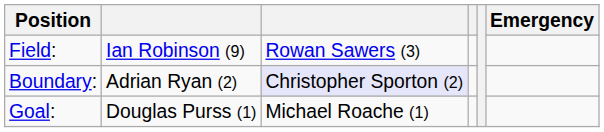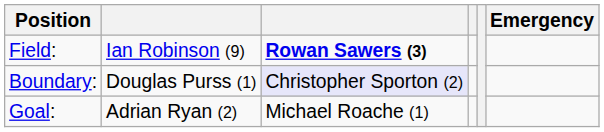(343, 51) normal -> (346, 51) bold
(172, 81) Adrian Ryan (2) -> (181, 81) Douglas Purss (1)
(181, 112) Douglas Purss (1) -> (172, 112) Adrian Ryan (2)
